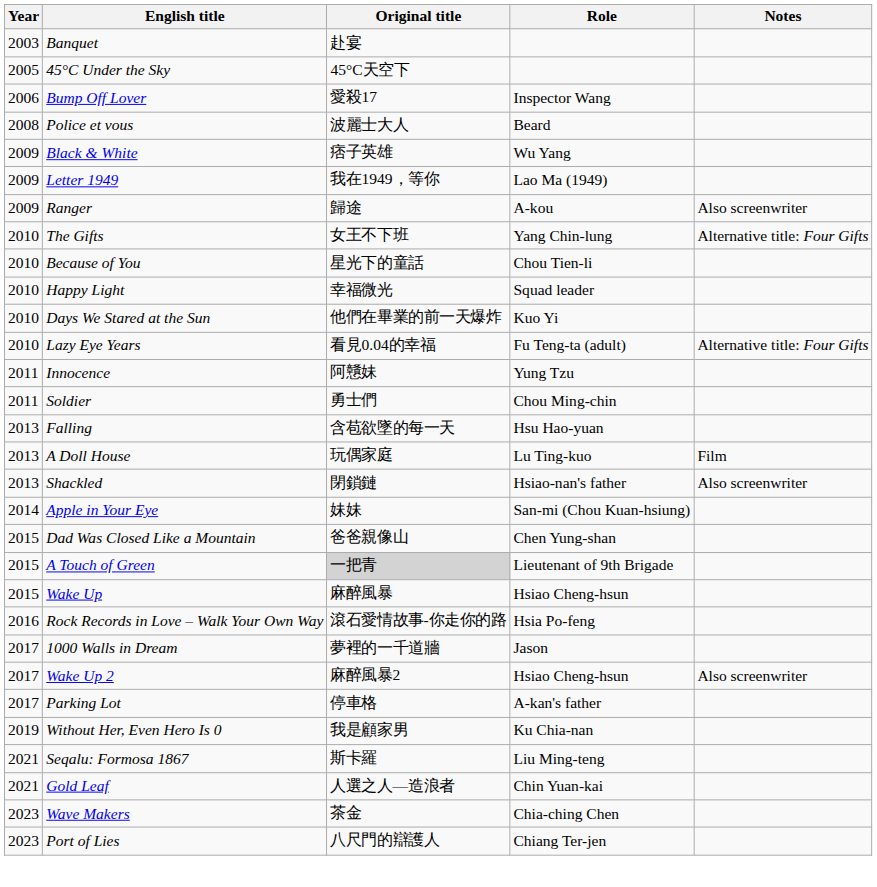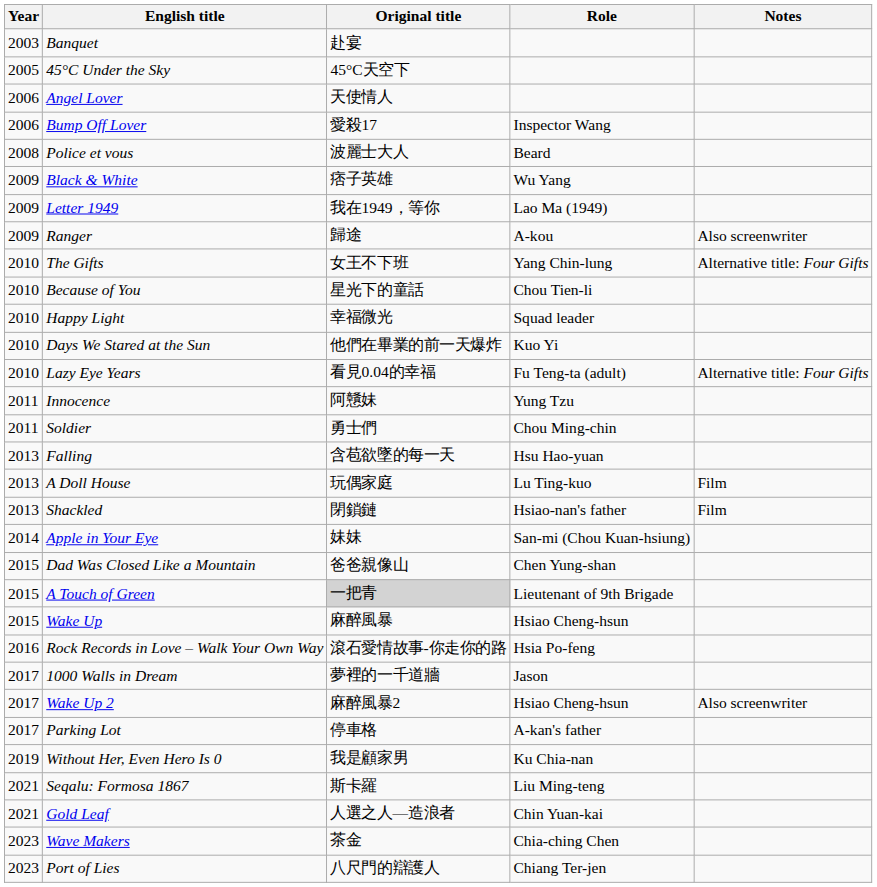+ row: (84, 97)
(752, 483) Also screenwriter -> (712, 510) Film
